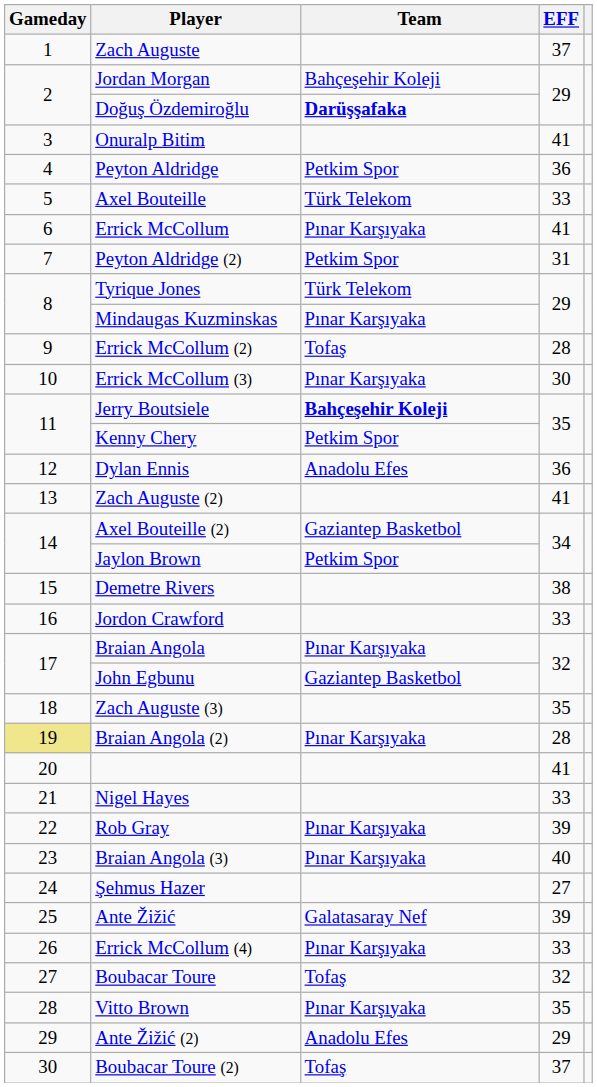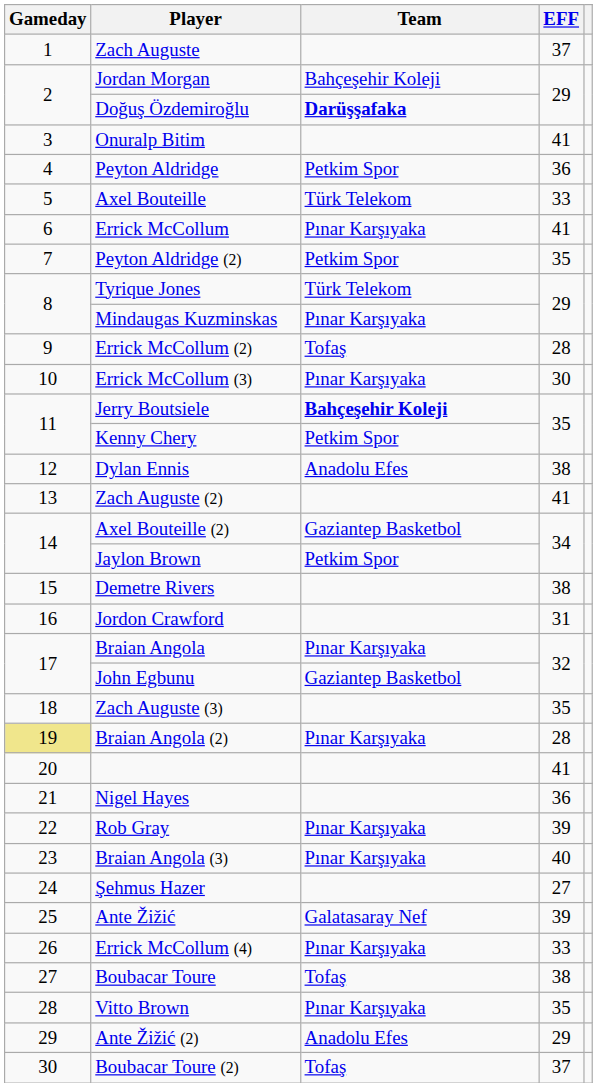(561, 259) 31 -> (561, 259) 35
(561, 468) 36 -> (561, 468) 38
(561, 618) 33 -> (561, 618) 31
(561, 797) 33 -> (561, 797) 36
(561, 977) 32 -> (561, 977) 38
